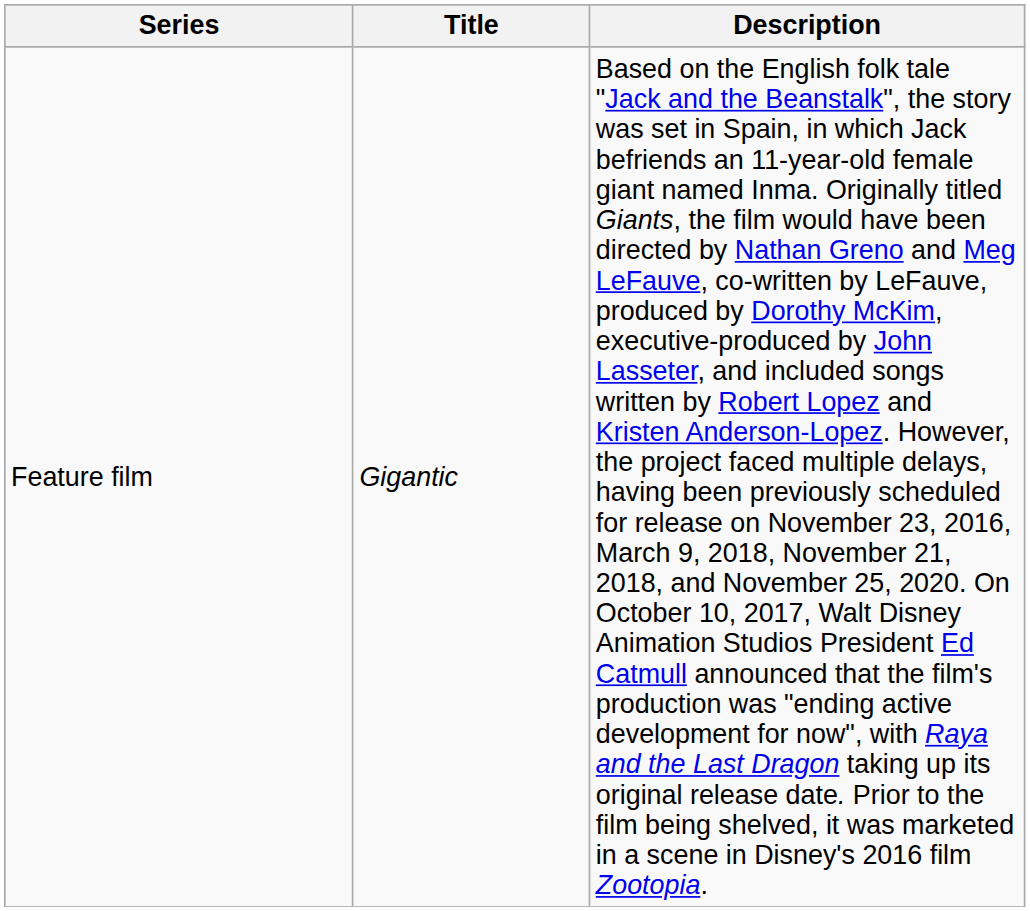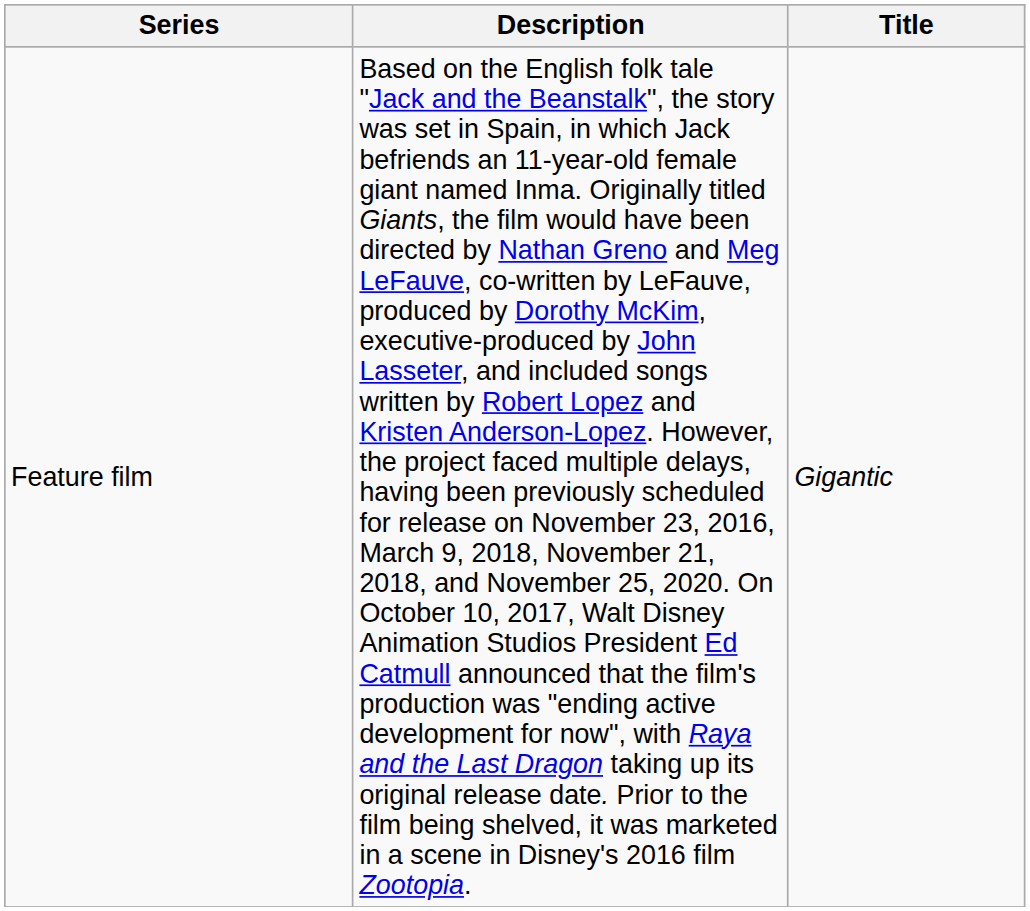columns swapped: (471, 25) <-> (807, 25)
